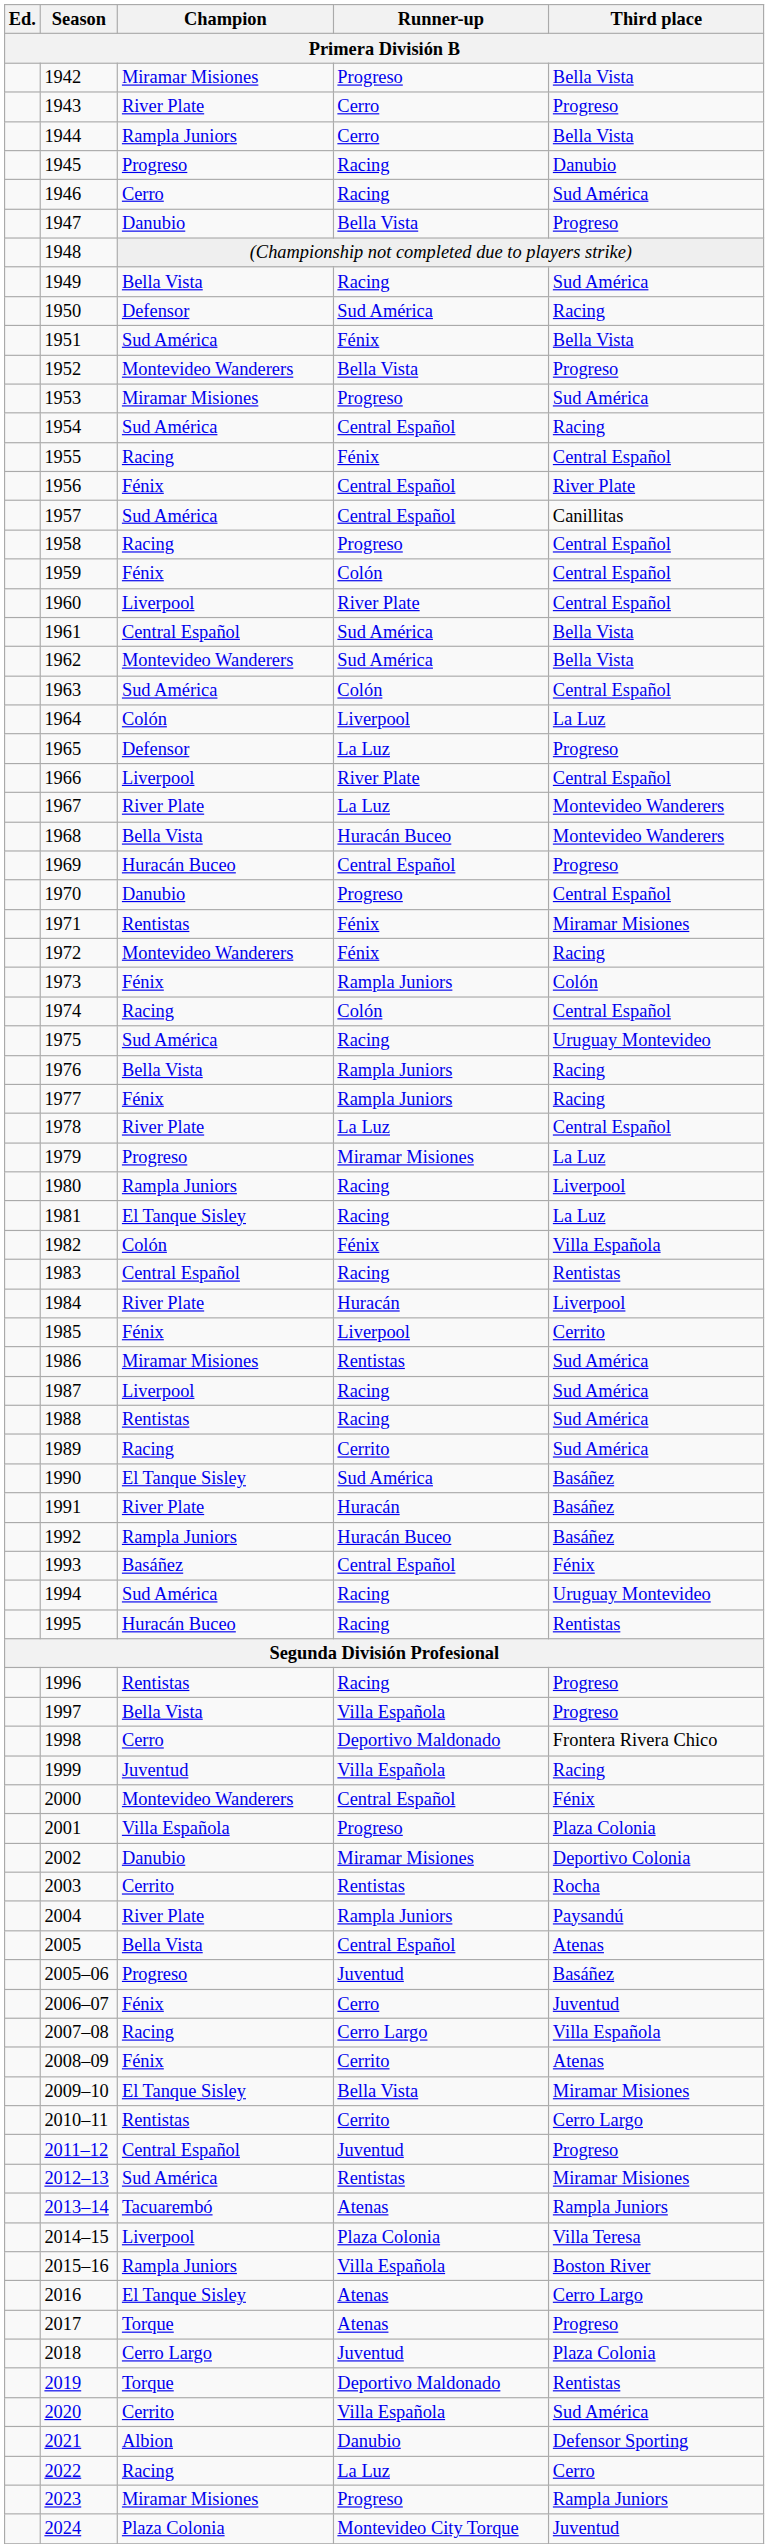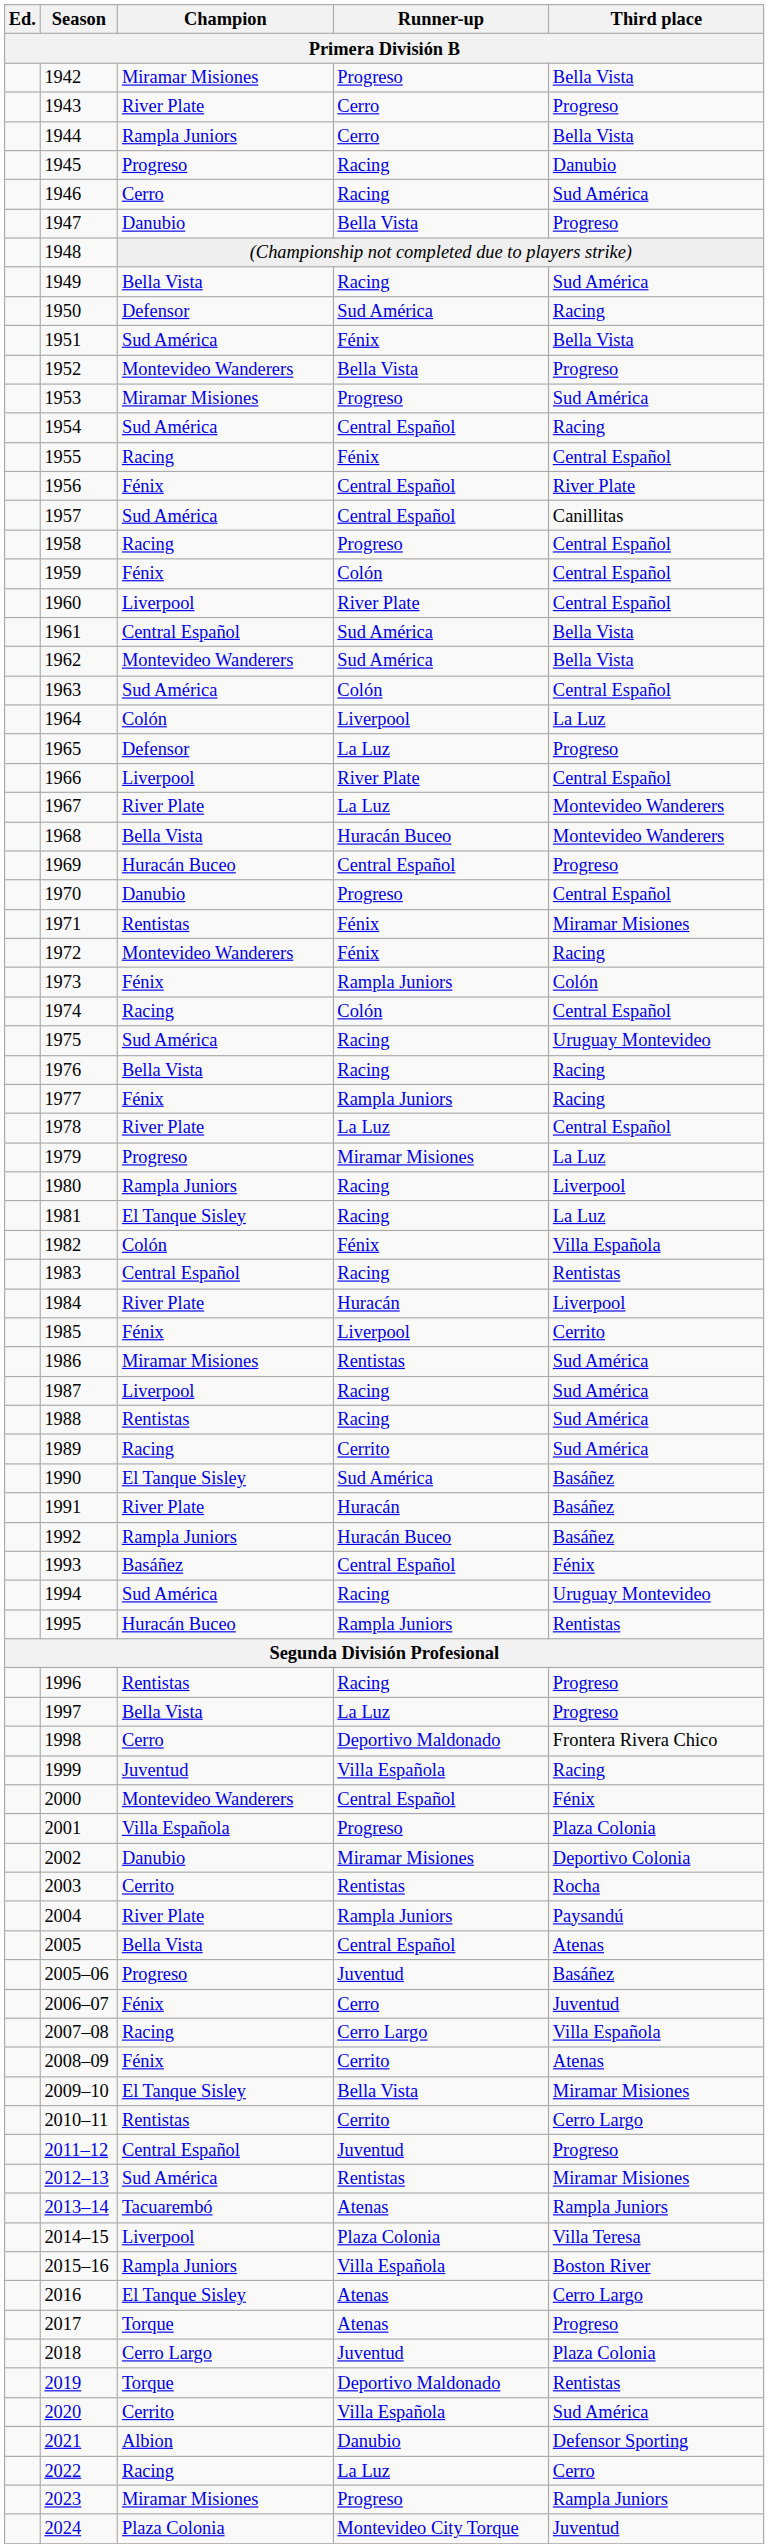(395, 1069) Rampla Juniors -> (363, 1069) Racing
(363, 1624) Racing -> (395, 1624) Rampla Juniors
(391, 1711) Villa Española -> (364, 1711) La Luz
